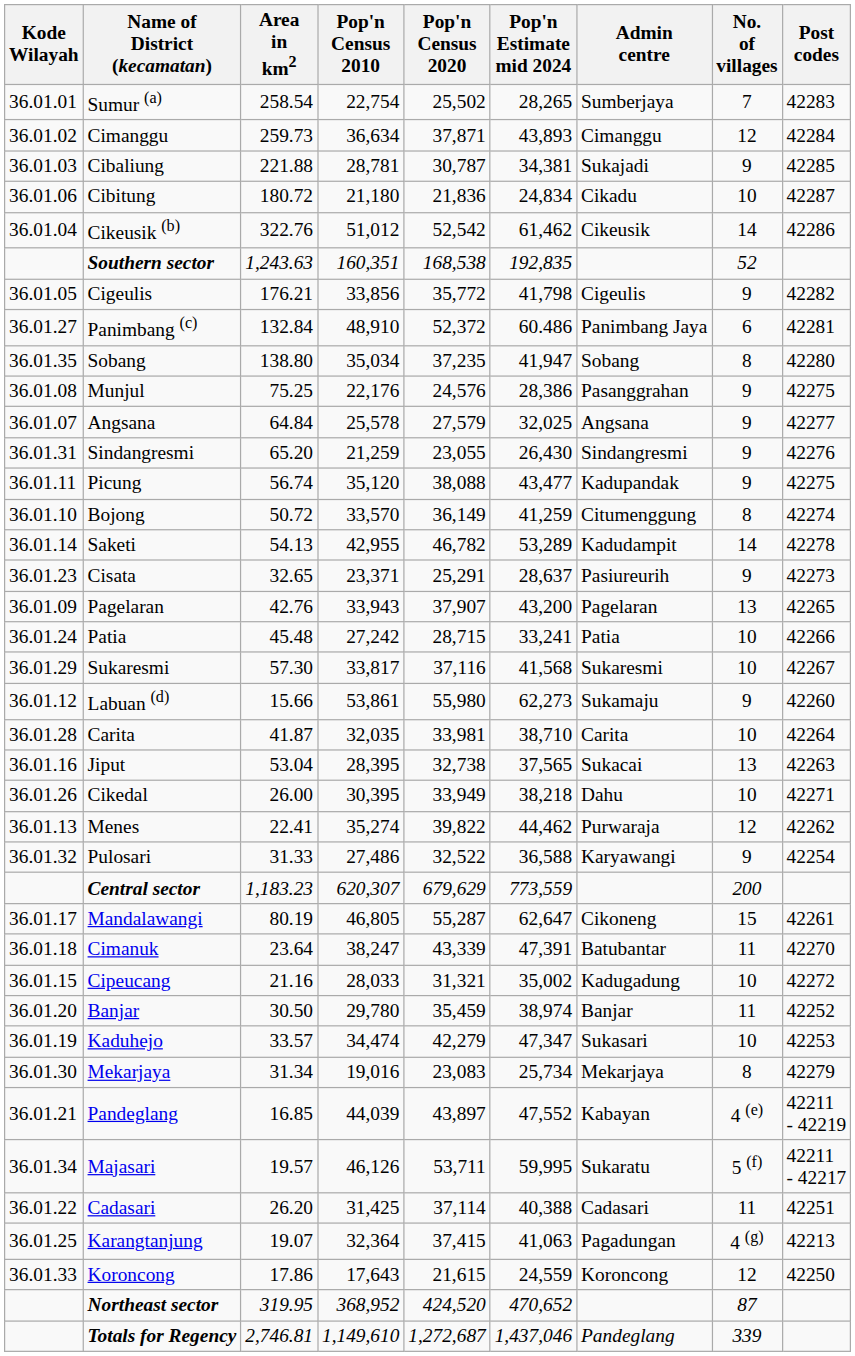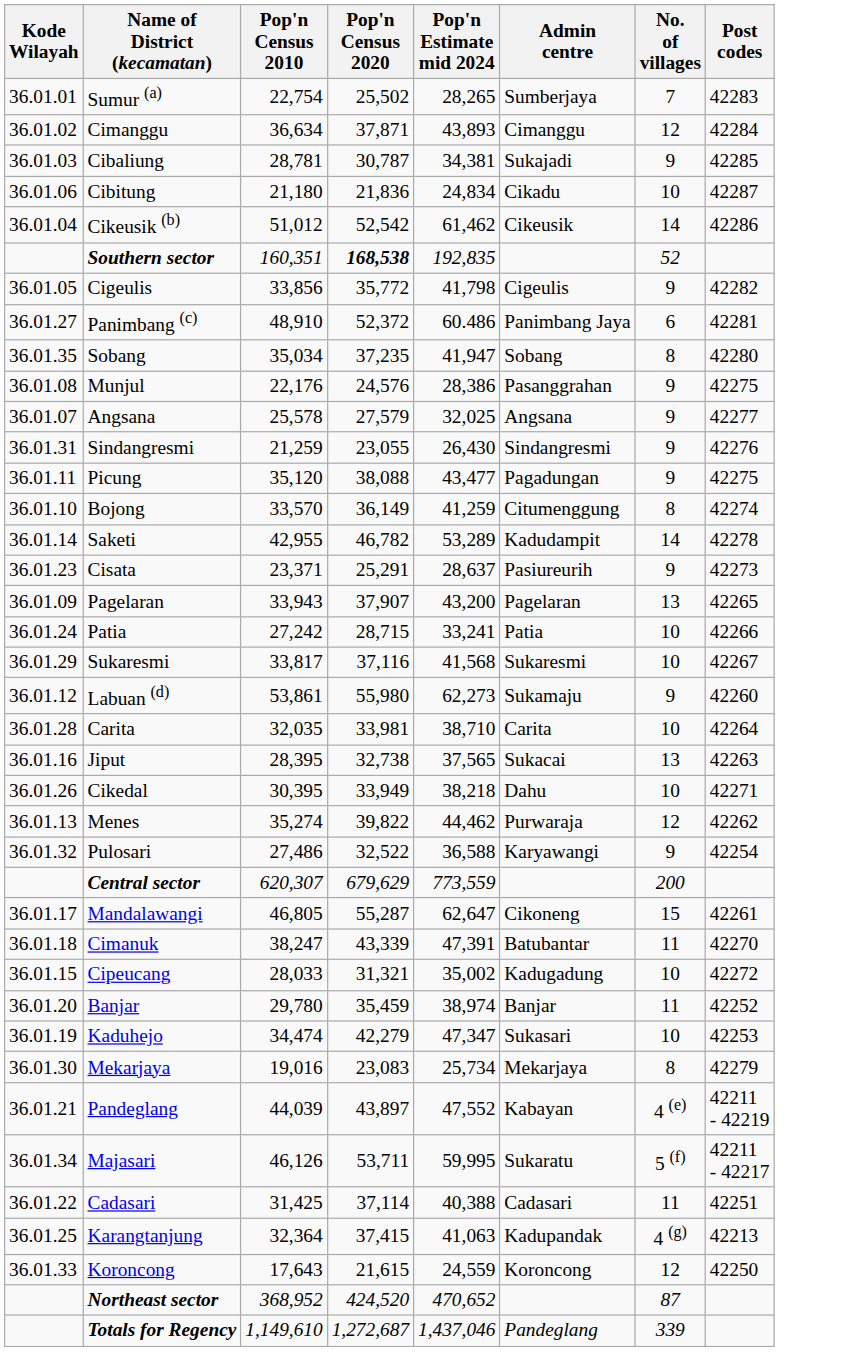- column: (279, 44)
(454, 263) normal -> (378, 258) bold
(630, 483) Kadupandak -> (552, 478) Pagadungan
(628, 1241) Pagadungan -> (553, 1235) Kadupandak
